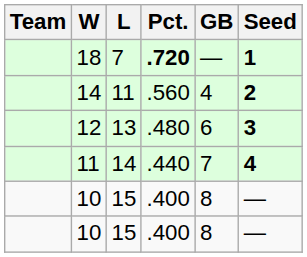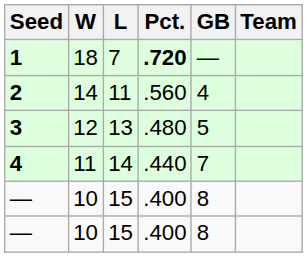columns swapped: (38, 22) <-> (270, 22)
(206, 127) 6 -> (203, 127) 5
